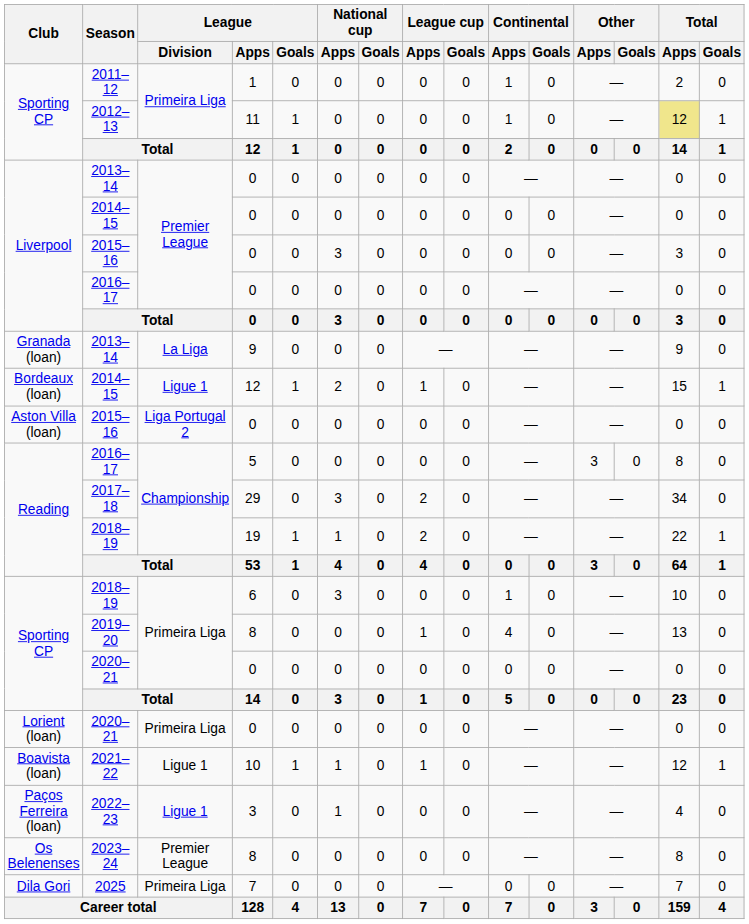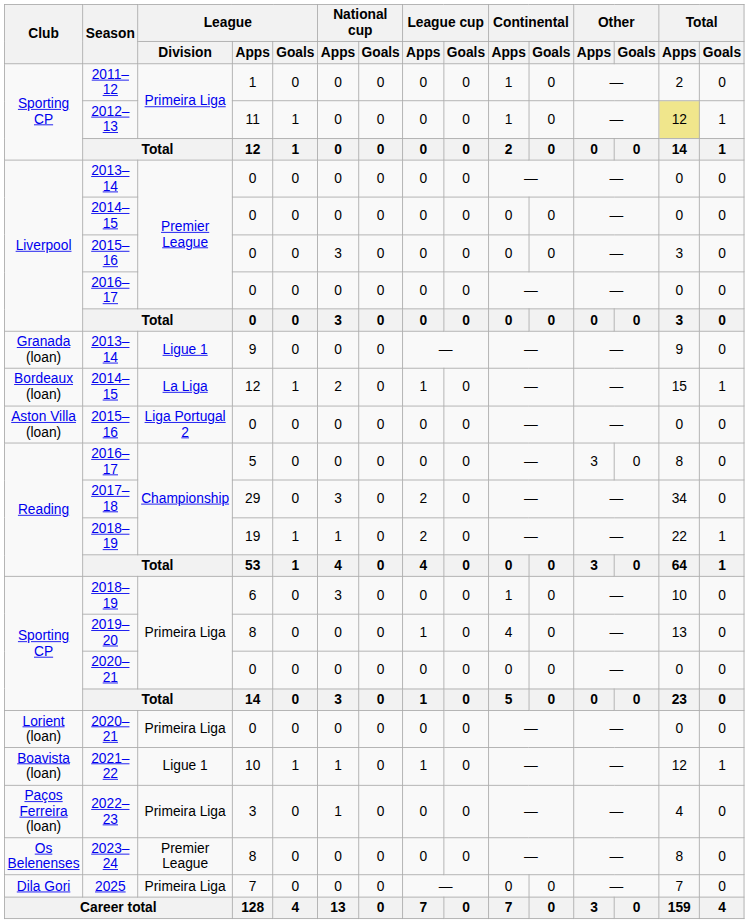(185, 349) La Liga -> (185, 349) Ligue 1
(185, 387) Ligue 1 -> (185, 387) La Liga
(185, 811) Ligue 1 -> (185, 811) Primeira Liga
